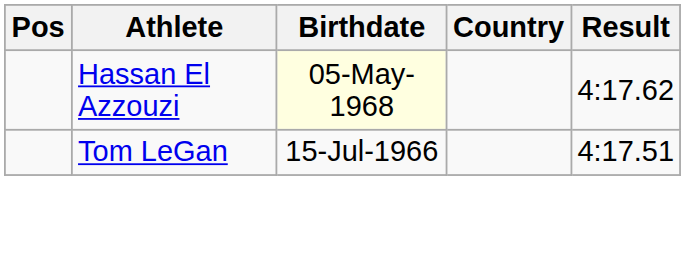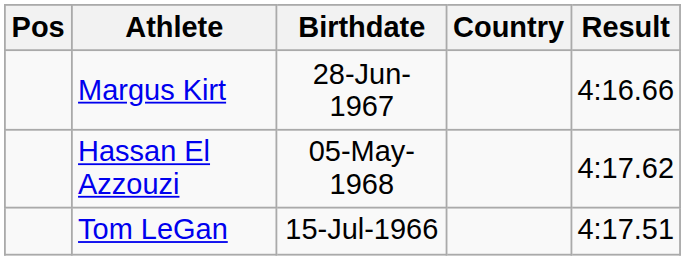+ row: (152, 89)
(362, 89) lightyellow background -> (362, 168) no background
